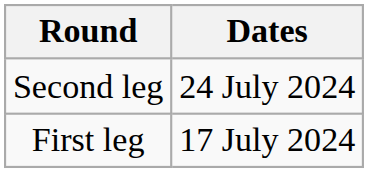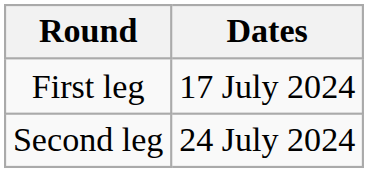rows swapped: (88, 139) <-> (88, 85)
